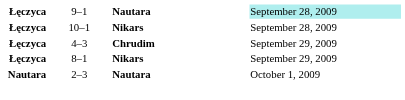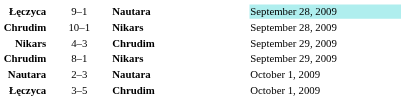(28, 27) Łęczyca -> (25, 27) Chrudim
(28, 43) Łęczyca -> (31, 43) Nikars
(28, 58) Łęczyca -> (25, 58) Chrudim
+ row: (79, 90)
